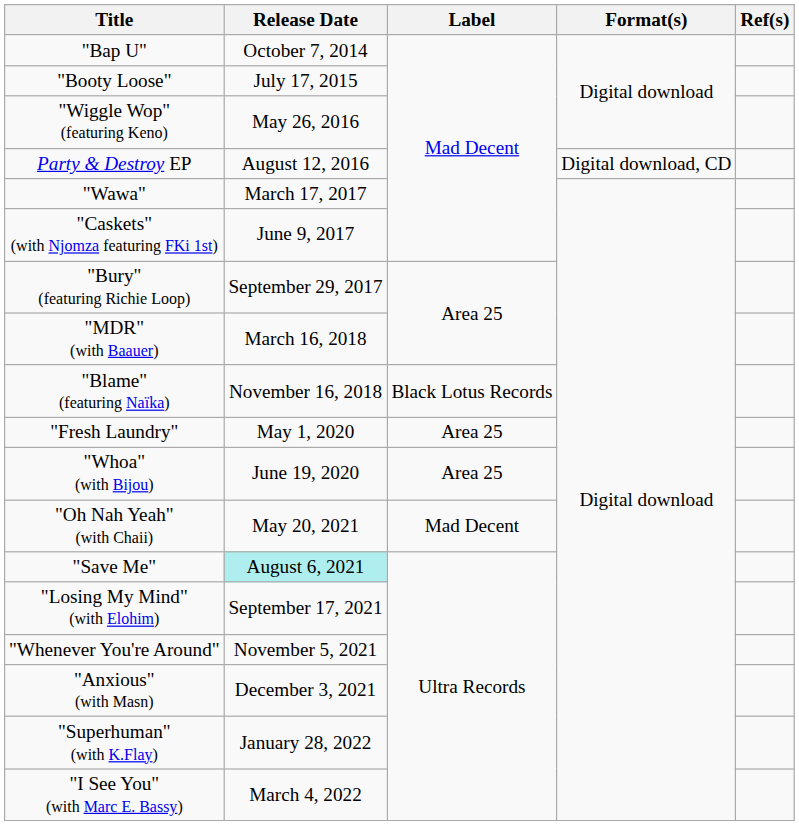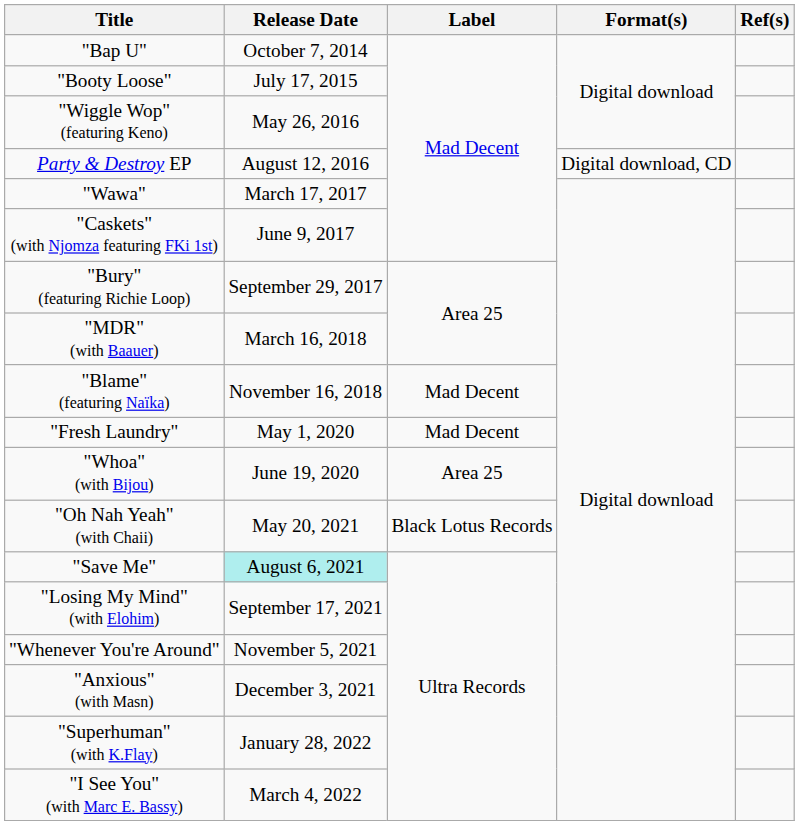(472, 390) Black Lotus Records -> (472, 390) Mad Decent
(472, 432) Area 25 -> (472, 432) Mad Decent
(472, 525) Mad Decent -> (472, 525) Black Lotus Records
